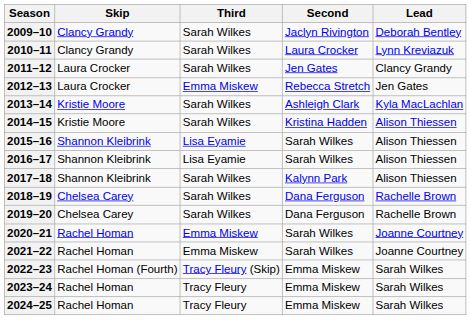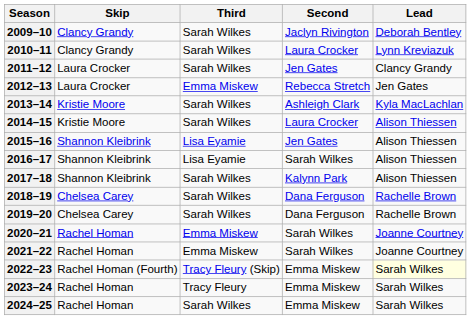(326, 123) Kristina Hadden -> (322, 123) Laura Crocker
(319, 141) Sarah Wilkes -> (311, 141) Jen Gates
(409, 269) no background -> (409, 269) lightyellow background
(215, 305) Tracy Fleury -> (217, 305) Sarah Wilkes
